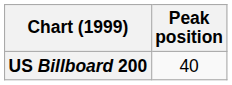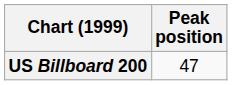(189, 65) 40 -> (189, 65) 47
